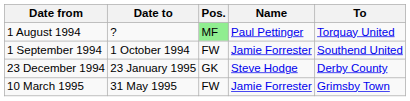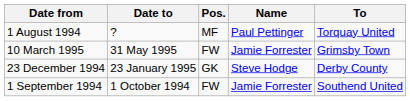(210, 31) lightgreen background -> (210, 31) no background
rows swapped: (54, 50) <-> (45, 86)
